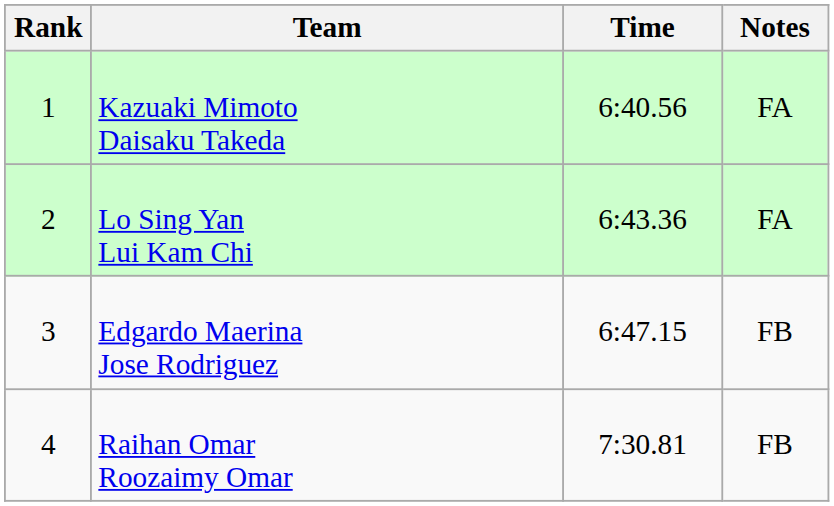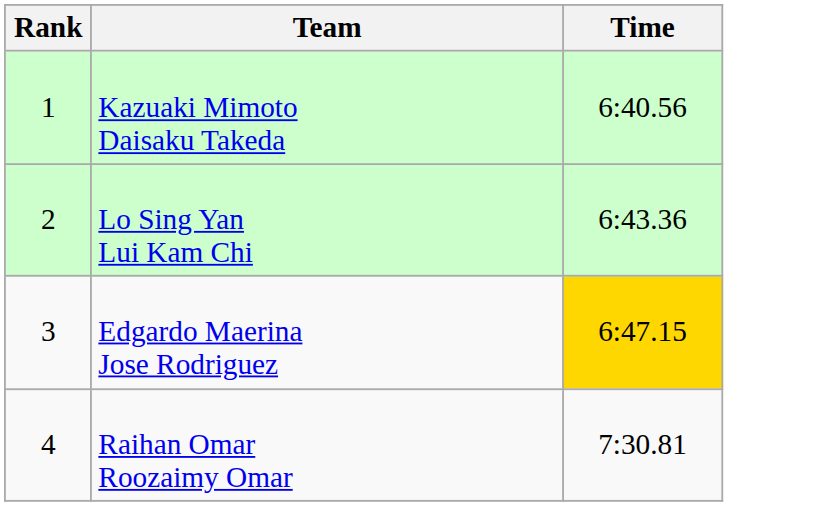- column: (775, 27)
(643, 331) no background -> (643, 331) gold background
